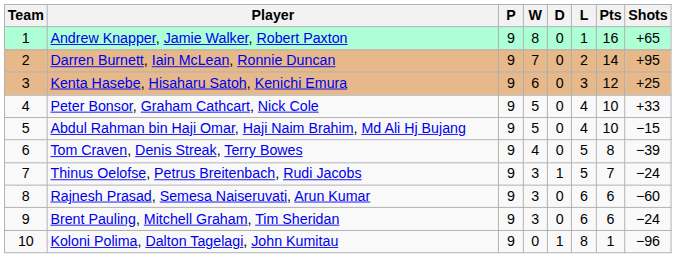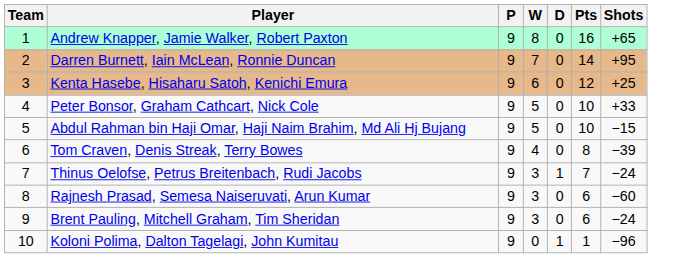- column: (584, 15)
